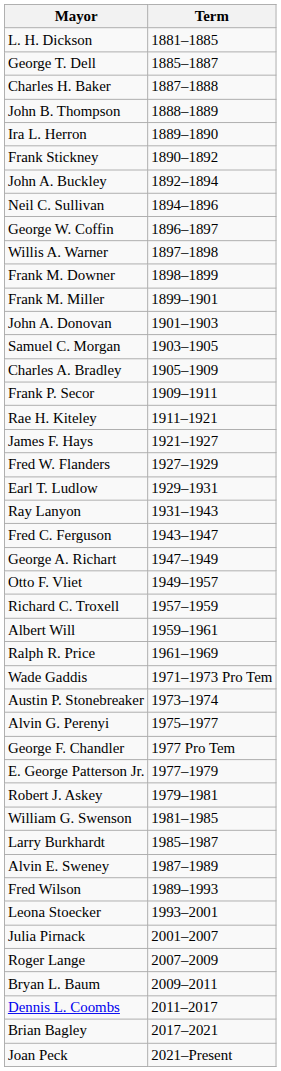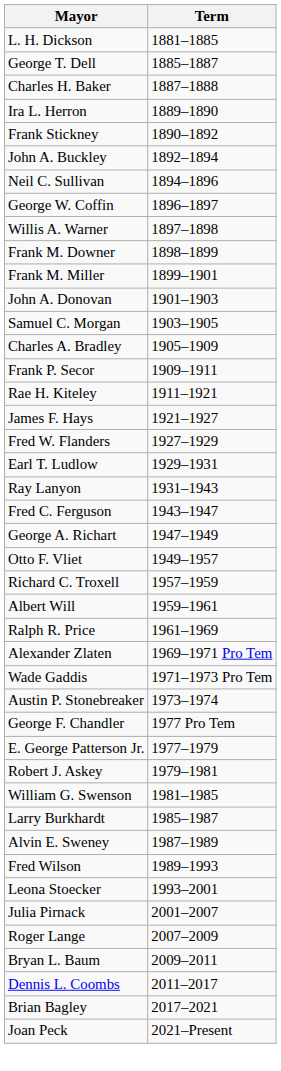- row: (64, 110)
+ row: (60, 653)
- row: (59, 724)
